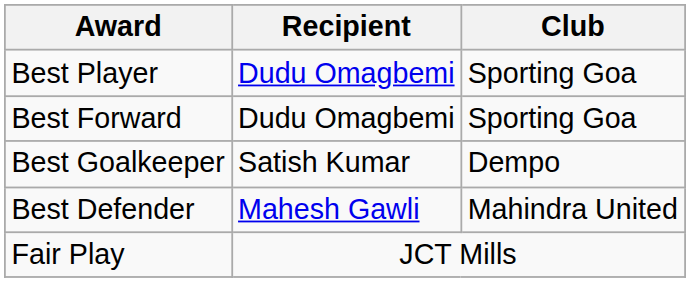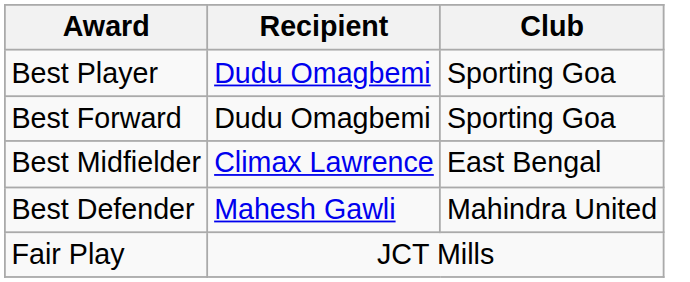+ row: (106, 163)
- row: (118, 163)
